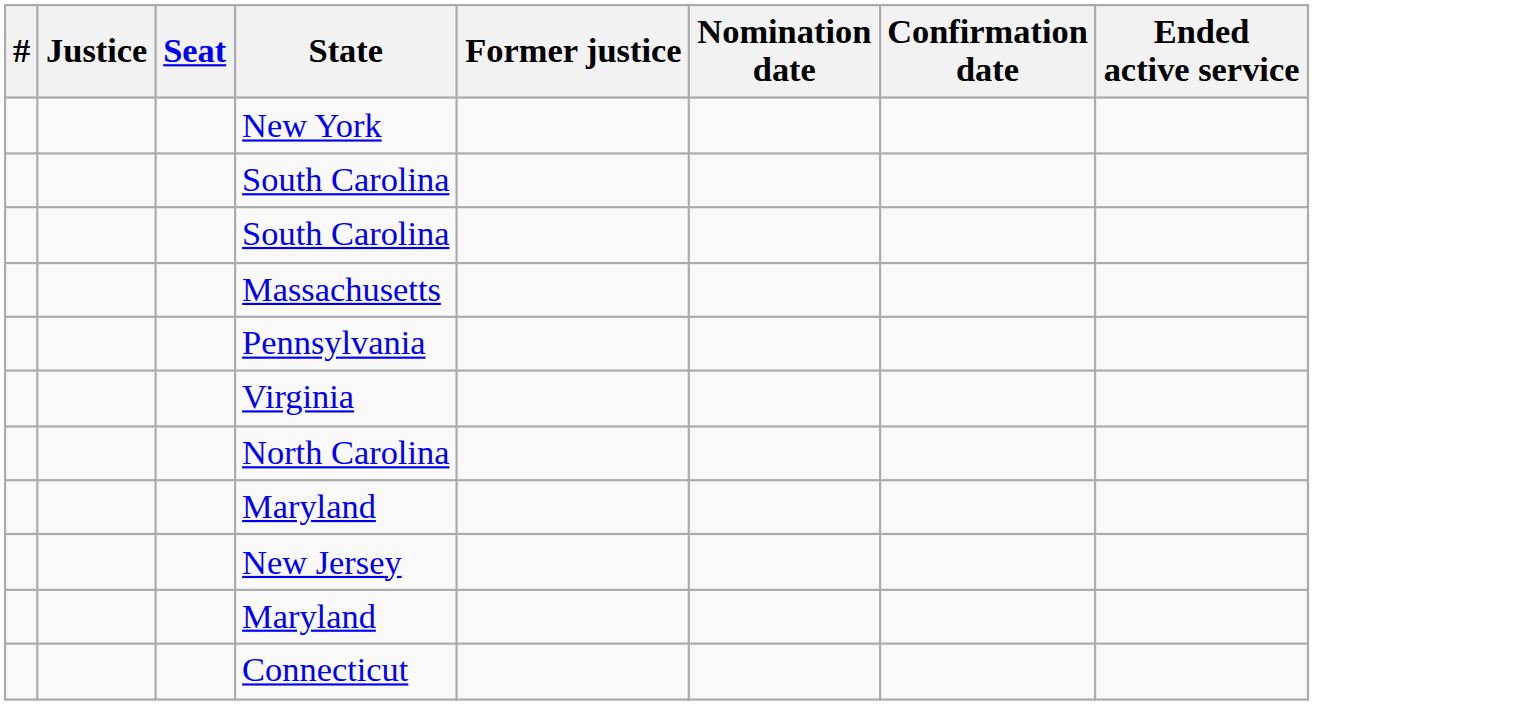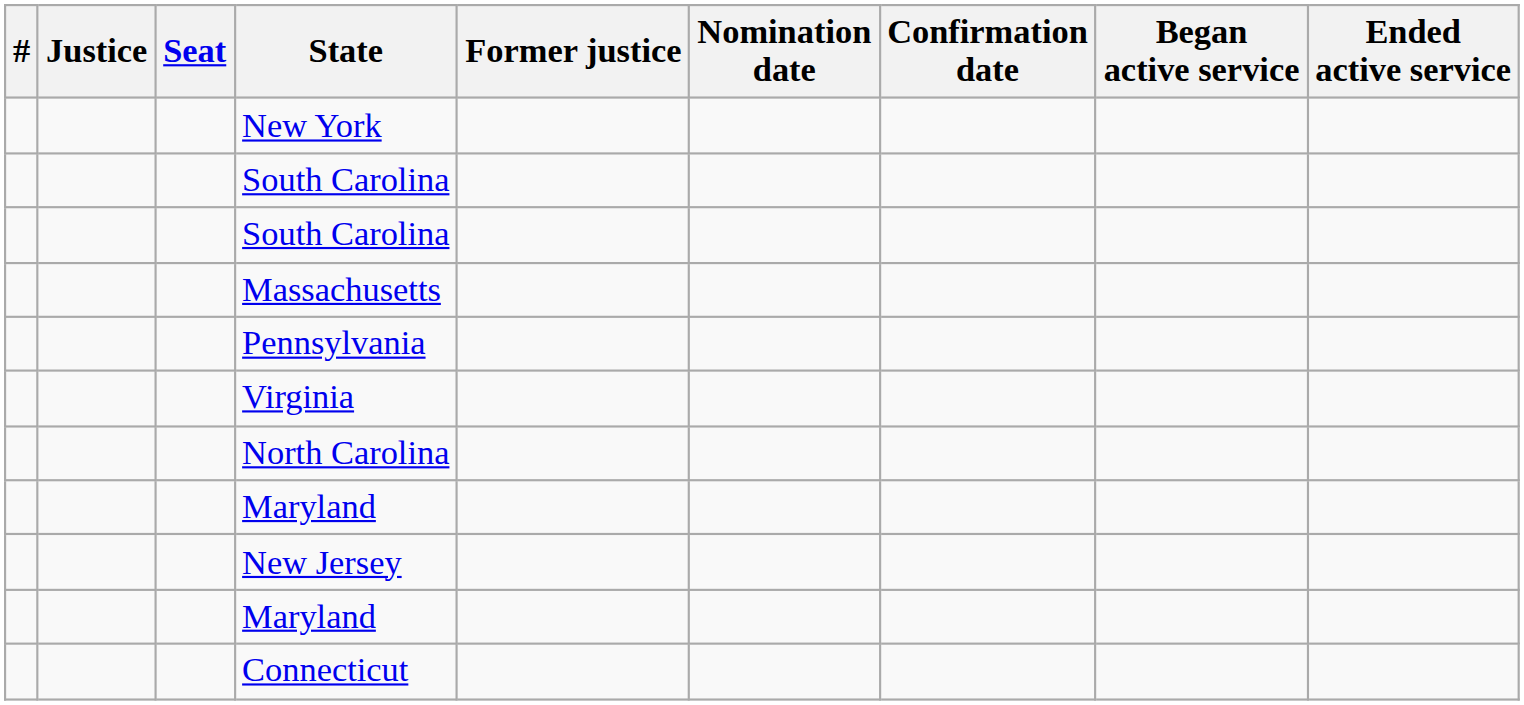+ column: (1202, 51)
